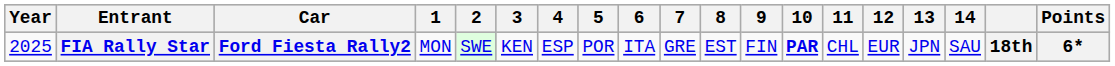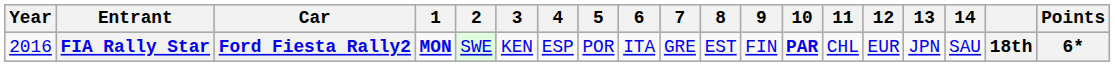(31, 47) 2025 -> (31, 47) 2016
(436, 47) normal -> (436, 47) bold
